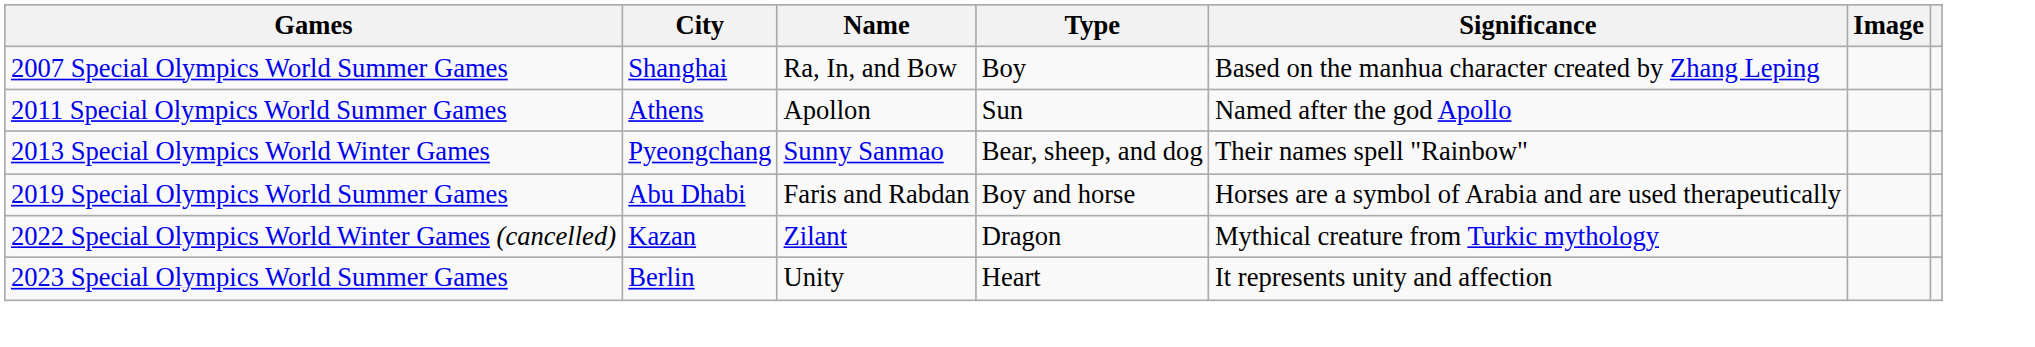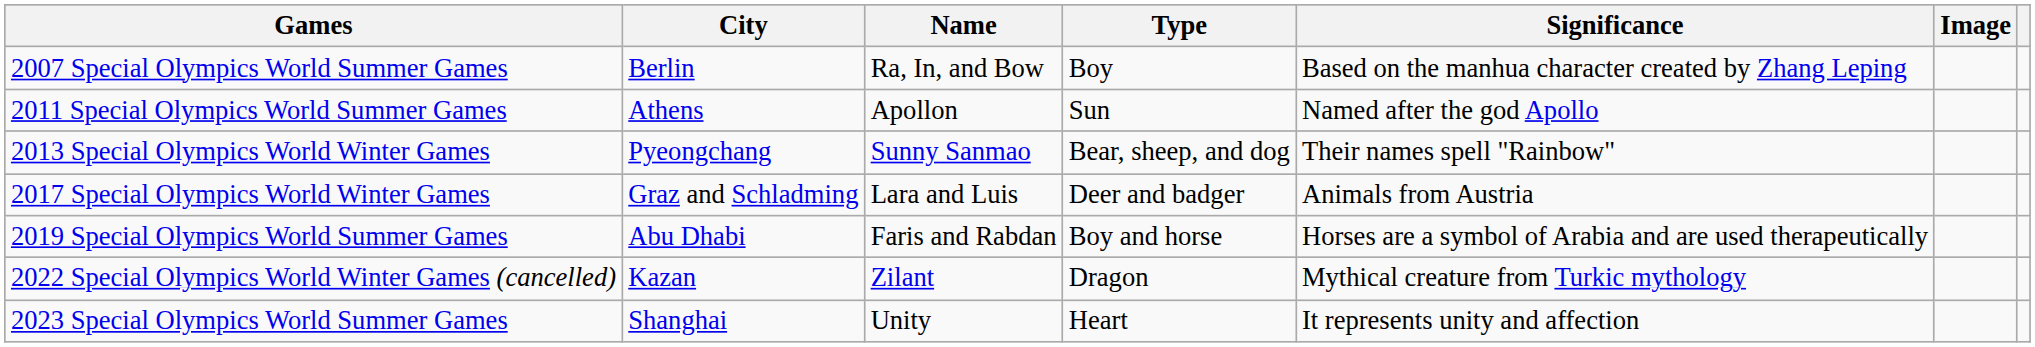(678, 67) Shanghai -> (661, 67) Berlin
+ row: (250, 194)
(661, 278) Berlin -> (678, 320) Shanghai
